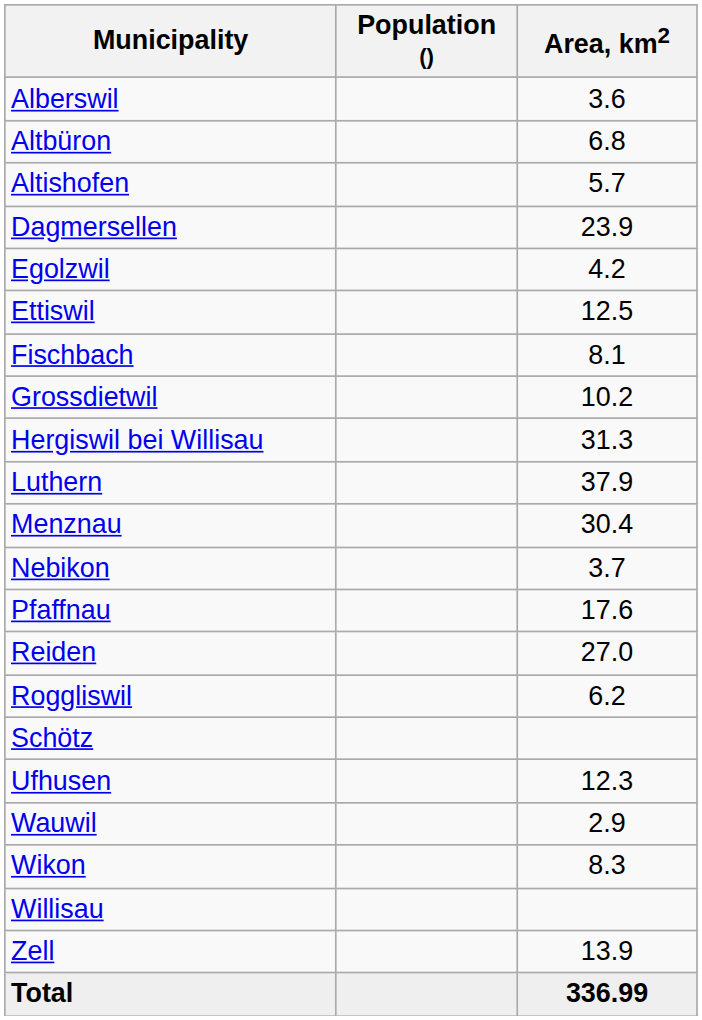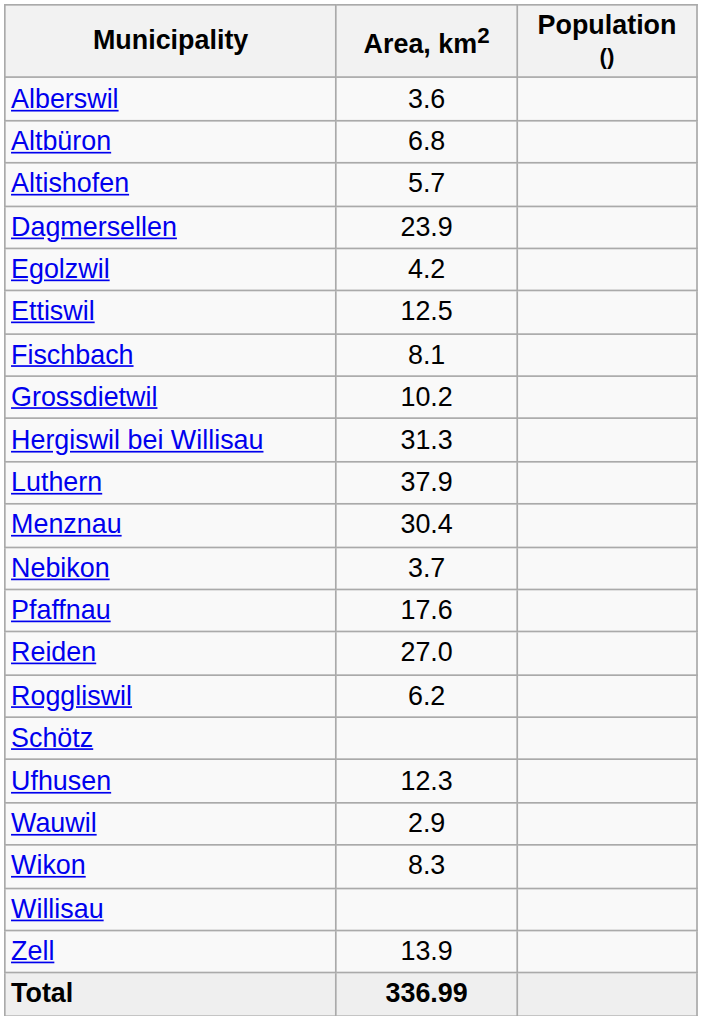columns swapped: (427, 40) <-> (607, 40)
